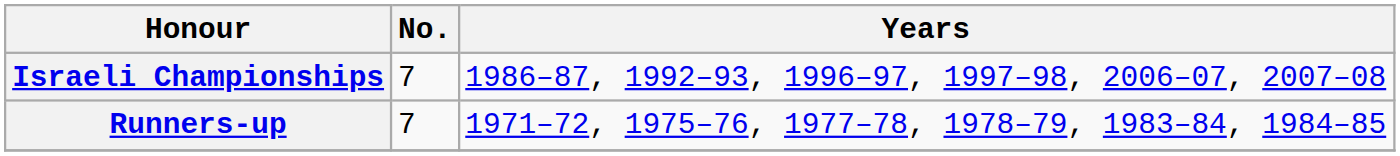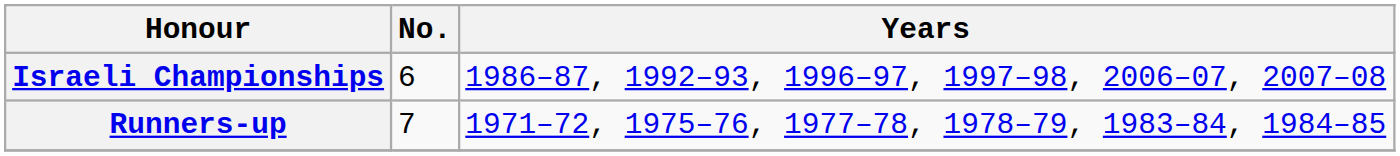(407, 77) 7 -> (407, 77) 6
